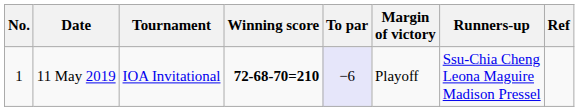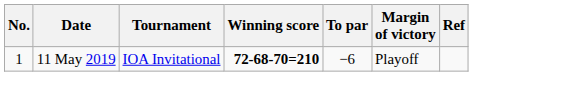- column: (492, 25)
(347, 76) lavender background -> (347, 59) no background
